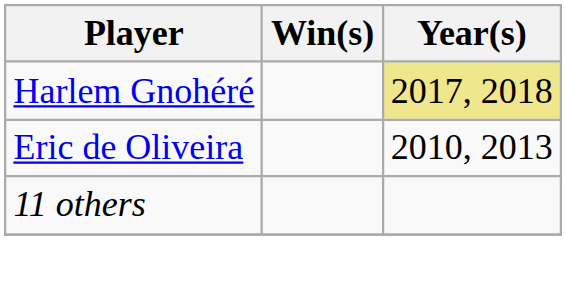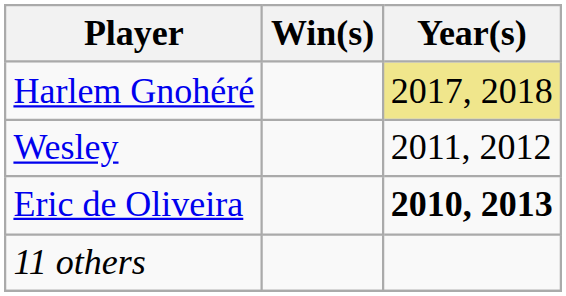+ row: (66, 147)
(472, 147) normal -> (472, 204) bold
